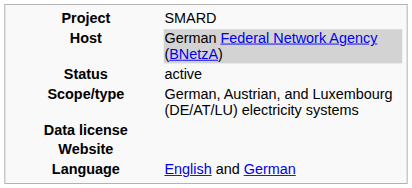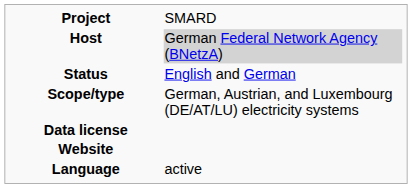(183, 74) active -> (230, 74) English and German
(230, 169) English and German -> (183, 169) active
